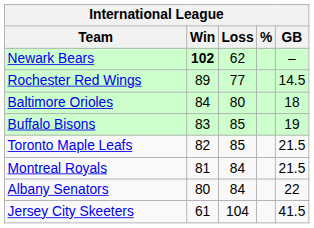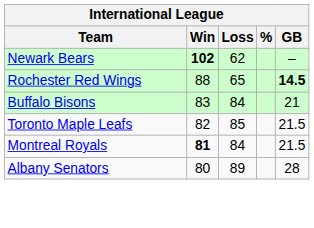(203, 80) 89 -> (203, 80) 88
(238, 80) 77 -> (238, 80) 65
(292, 80) normal -> (292, 80) bold
- row: (60, 102)
(238, 124) 85 -> (238, 102) 84
(292, 124) 19 -> (292, 102) 21
(203, 168) normal -> (203, 146) bold
(238, 189) 84 -> (238, 168) 89
(292, 189) 22 -> (292, 168) 28
- row: (71, 211)
